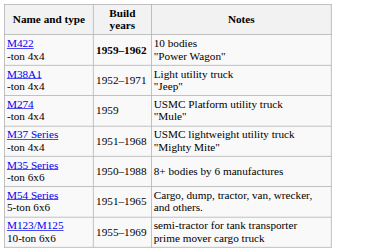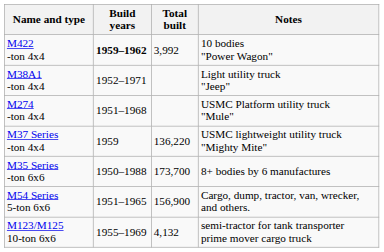+ column: (175, 19)
(107, 110) 1959 -> (121, 110) 1951–1968
(121, 141) 1951–1968 -> (107, 141) 1959
